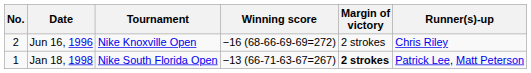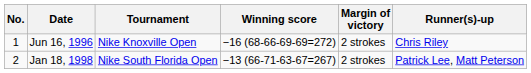(16, 43) 2 -> (16, 43) 1
(16, 60) 1 -> (16, 60) 2
(365, 60) bold -> (363, 60) normal
